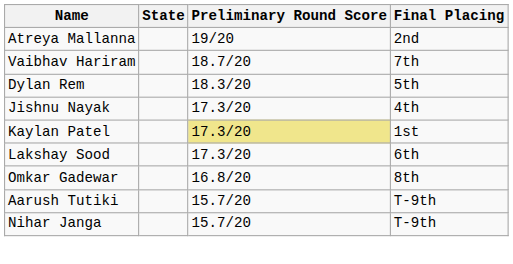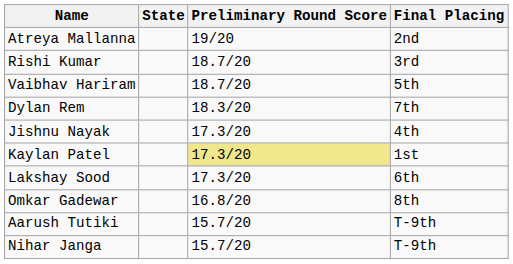+ row: (55, 62)
(407, 62) 7th -> (407, 85) 5th
(407, 85) 5th -> (407, 108) 7th
